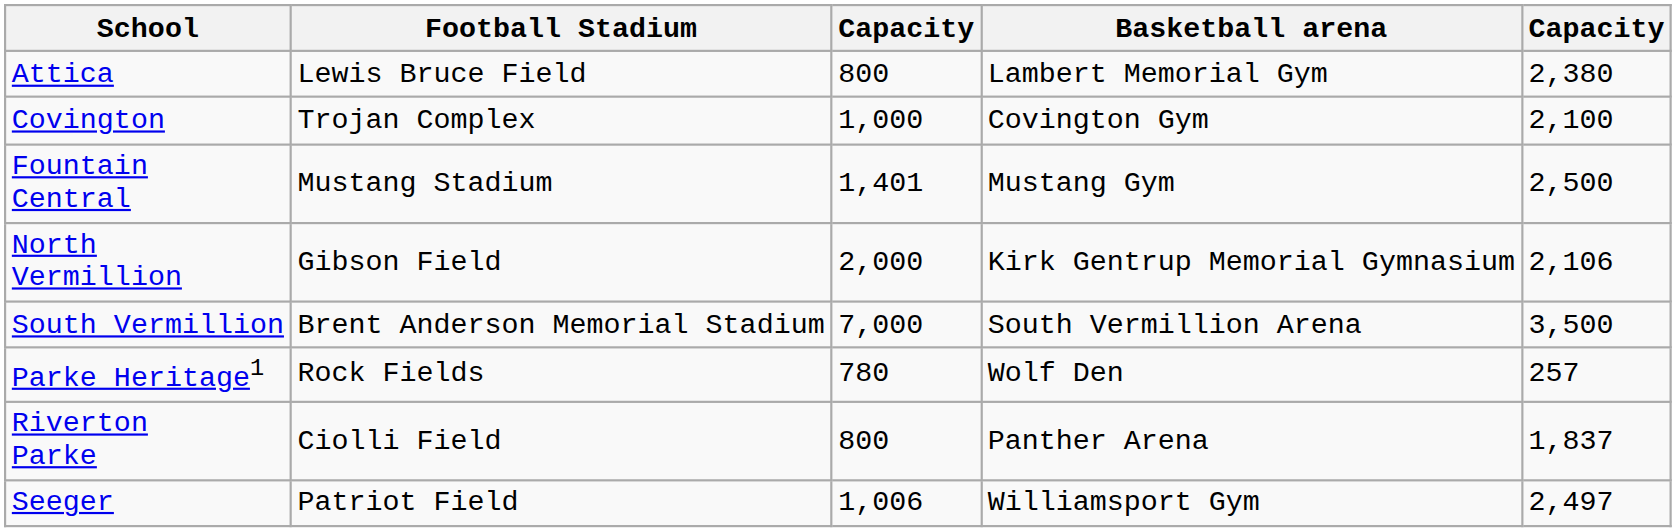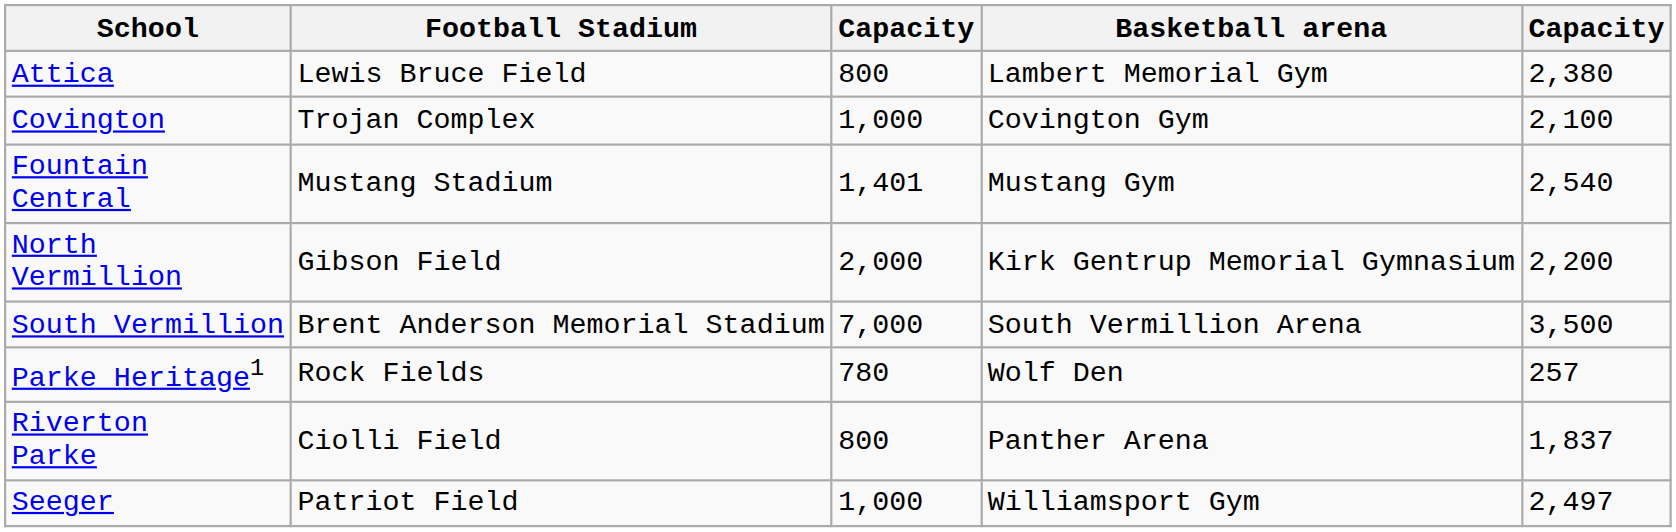(1571, 183) 2,500 -> (1571, 183) 2,540
(1571, 262) 2,106 -> (1571, 262) 2,200
(881, 503) 1,006 -> (881, 503) 1,000
